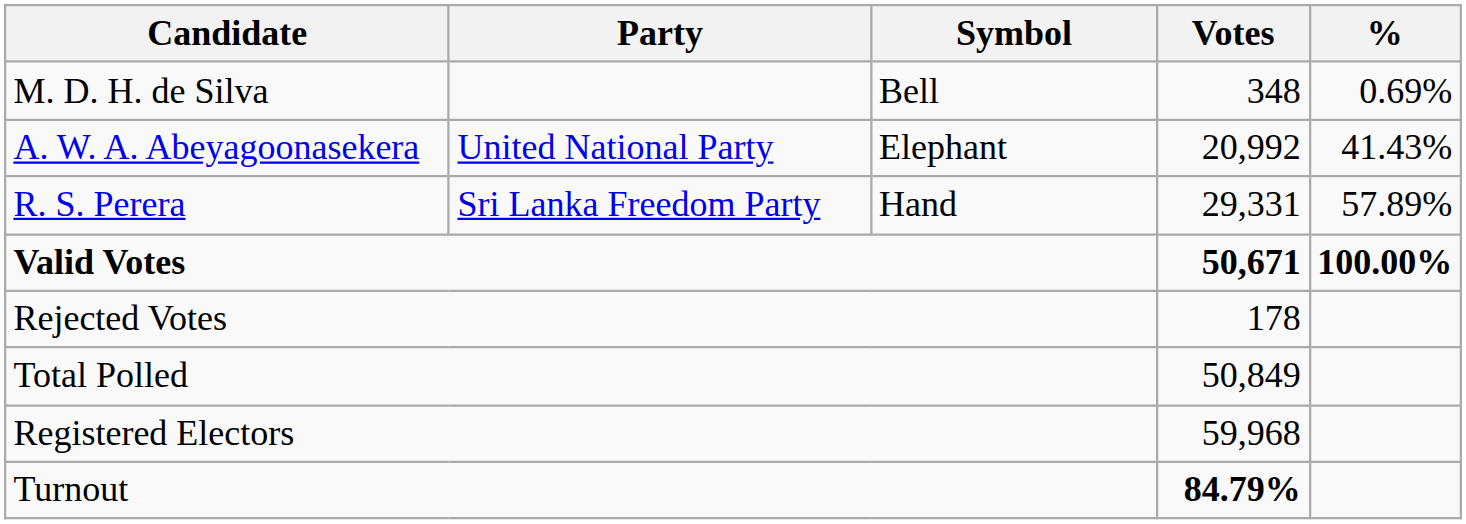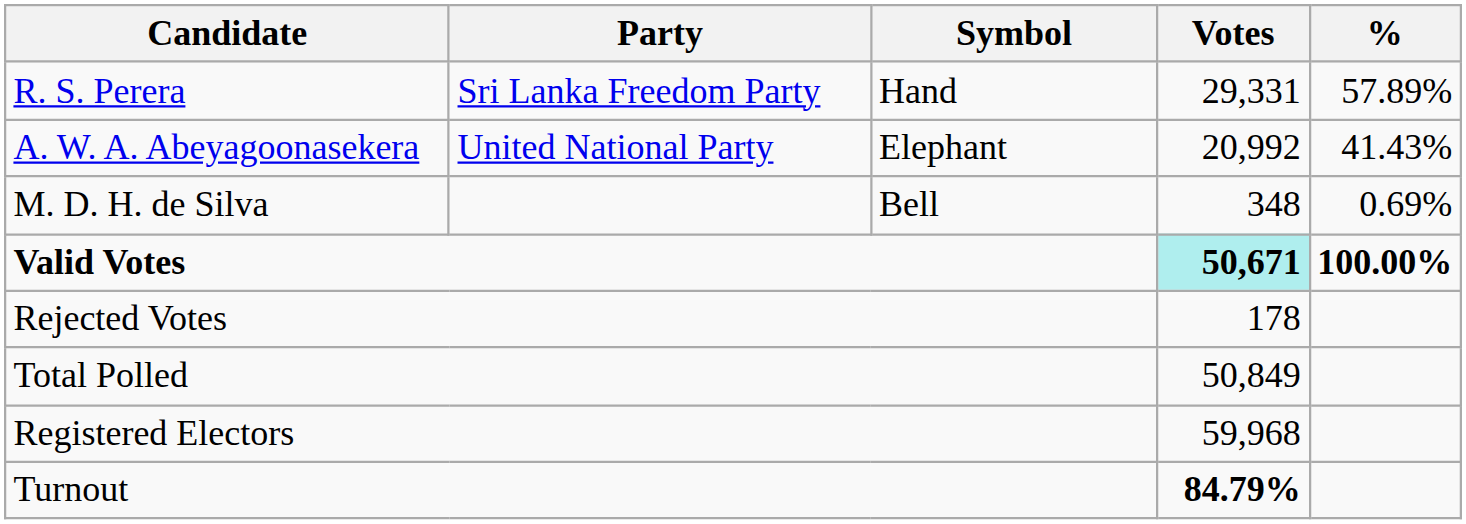rows swapped: (99, 204) <-> (141, 90)
(1251, 261) no background -> (1251, 261) paleturquoise background
